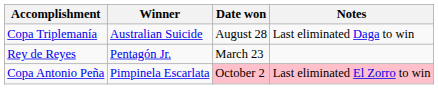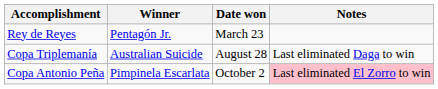rows swapped: (42, 53) <-> (52, 34)
(240, 73) pink background -> (240, 73) no background
